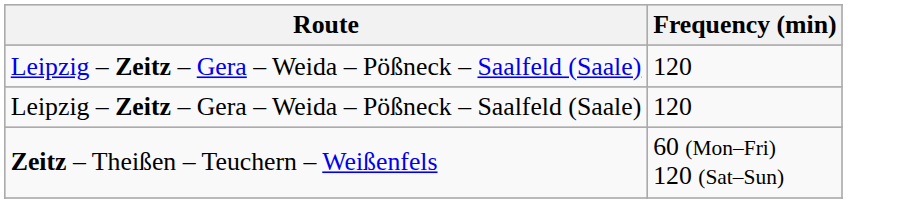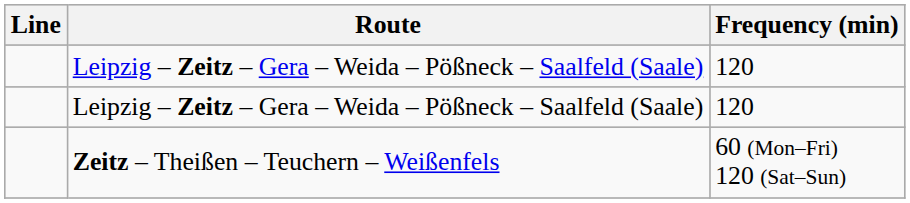+ column: (36, 24)
